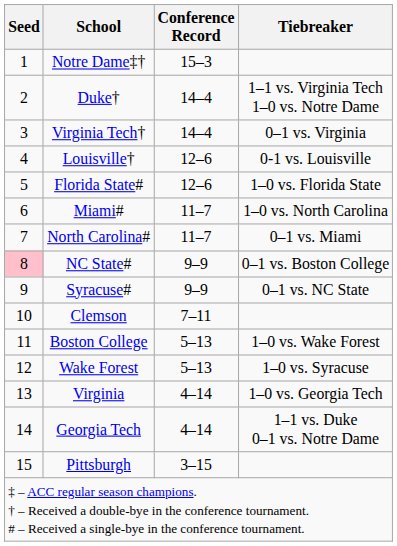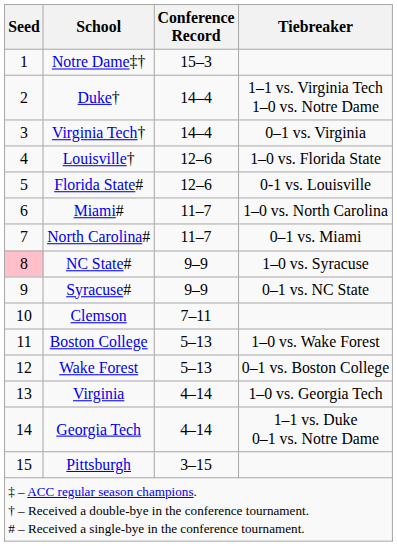(316, 159) 0-1 vs. Louisville -> (316, 159) 1–0 vs. Florida State
(316, 185) 1–0 vs. Florida State -> (316, 185) 0-1 vs. Louisville
(316, 263) 0–1 vs. Boston College -> (316, 263) 1–0 vs. Syracuse
(316, 367) 1–0 vs. Syracuse -> (316, 367) 0–1 vs. Boston College
